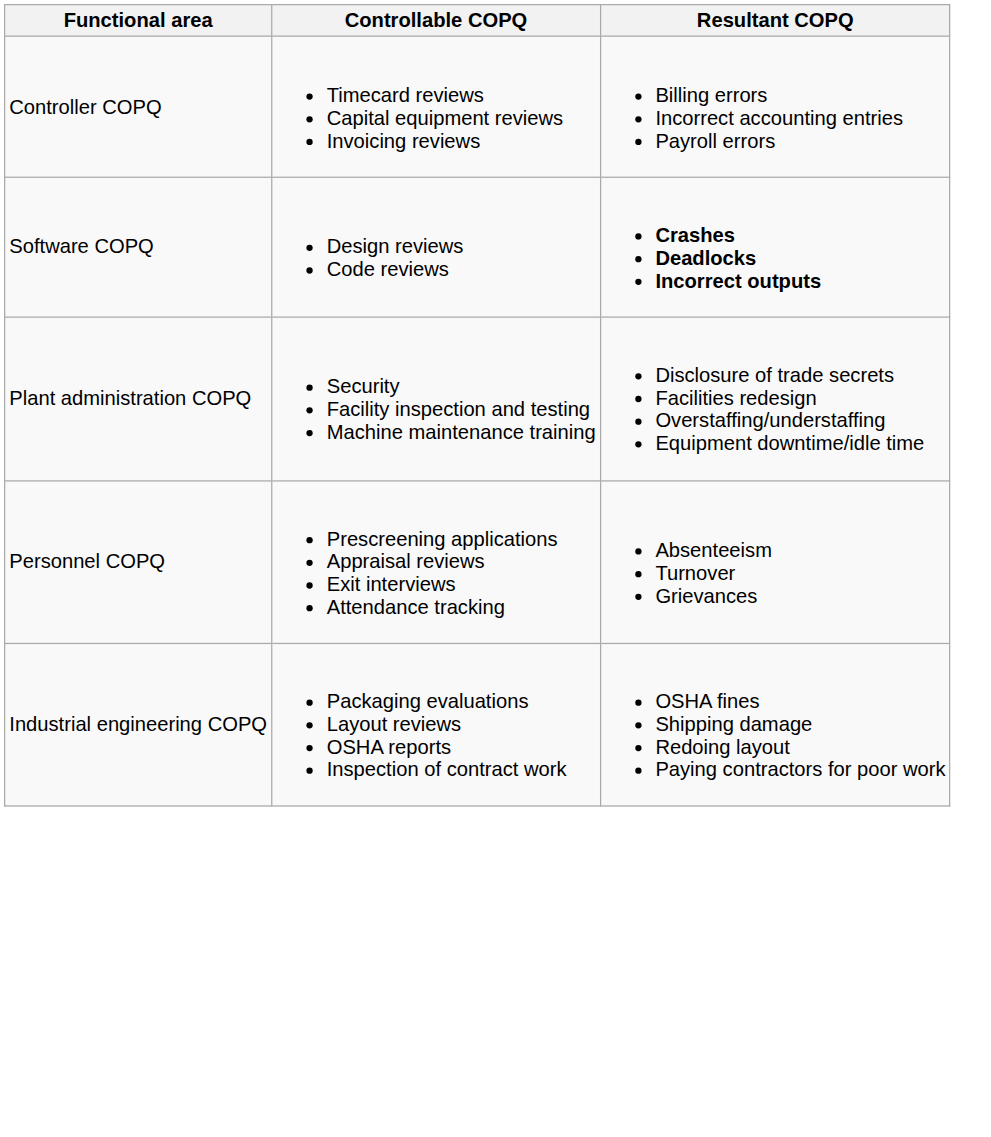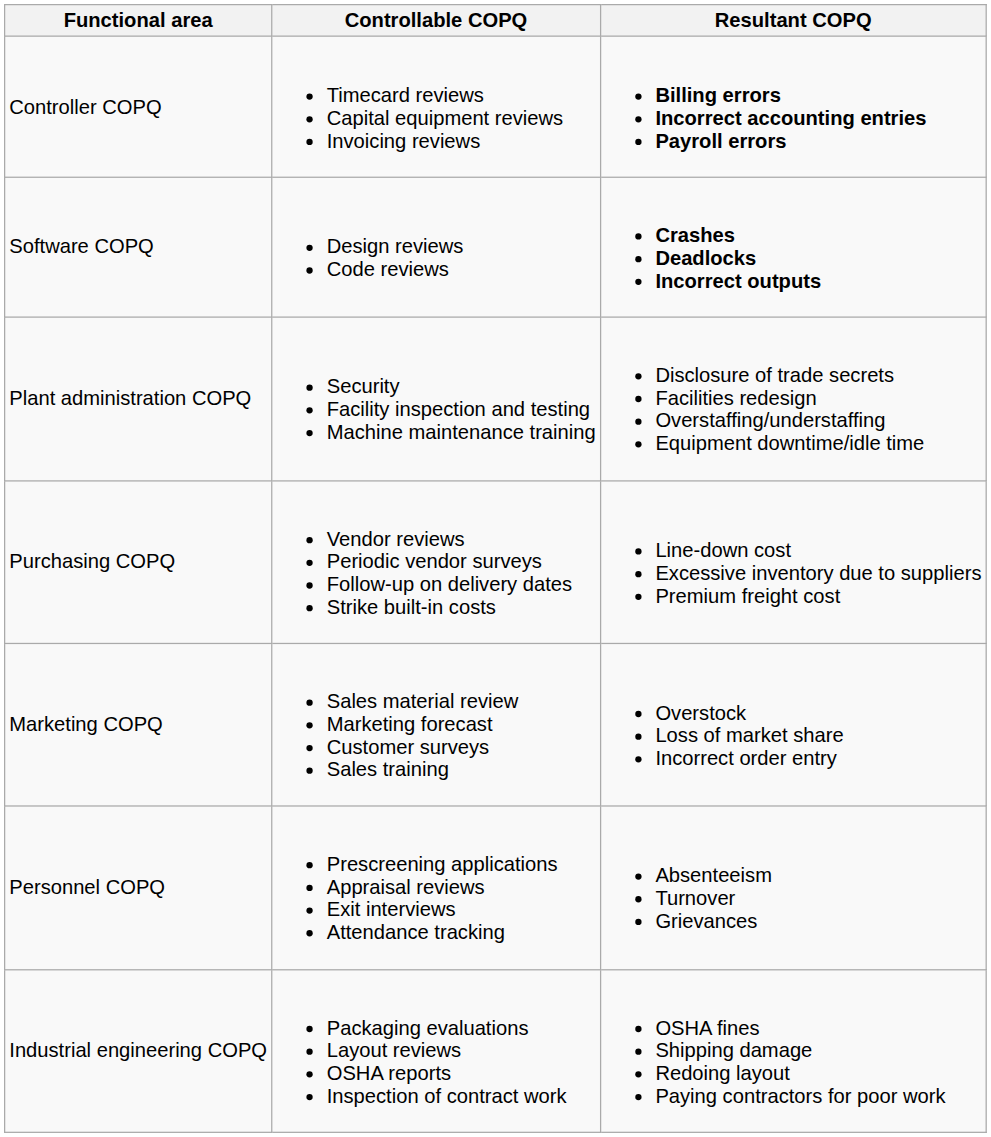(775, 118) normal -> (793, 118) bold
+ row: (92, 561)
+ row: (86, 724)
